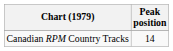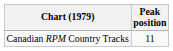(150, 38) 14 -> (150, 38) 11
